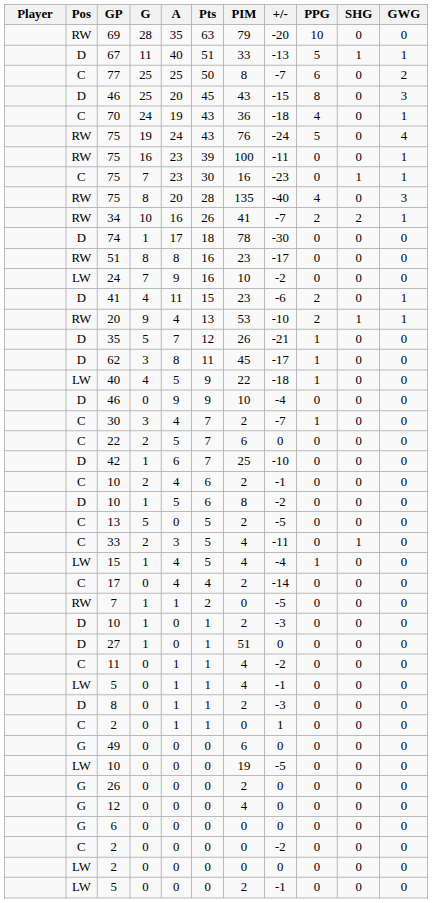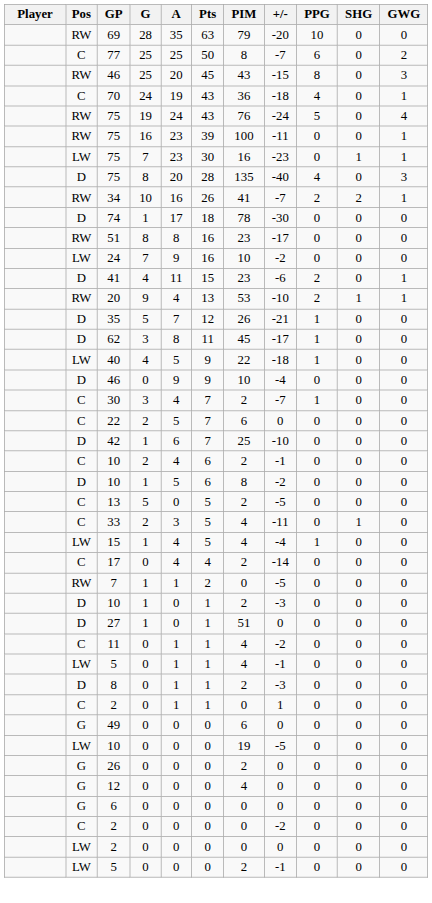- row: (114, 55)
(81, 95) D -> (81, 75) RW
(81, 177) C -> (81, 156) LW
(81, 197) RW -> (81, 177) D
